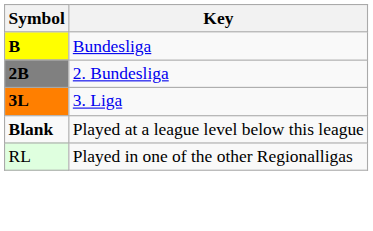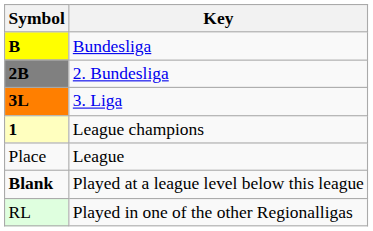+ row: (138, 128)
+ row: (98, 156)
